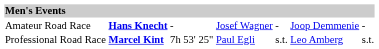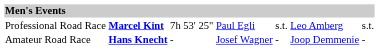rows swapped: (55, 40) <-> (48, 25)
